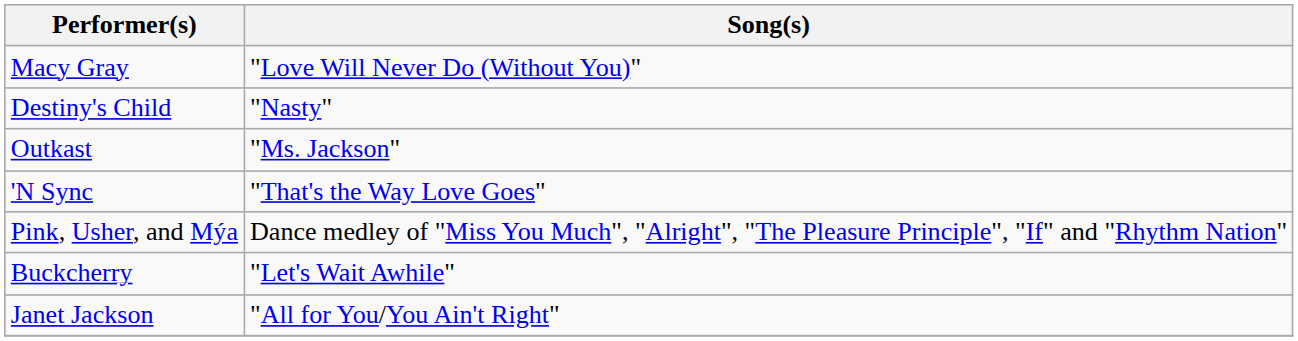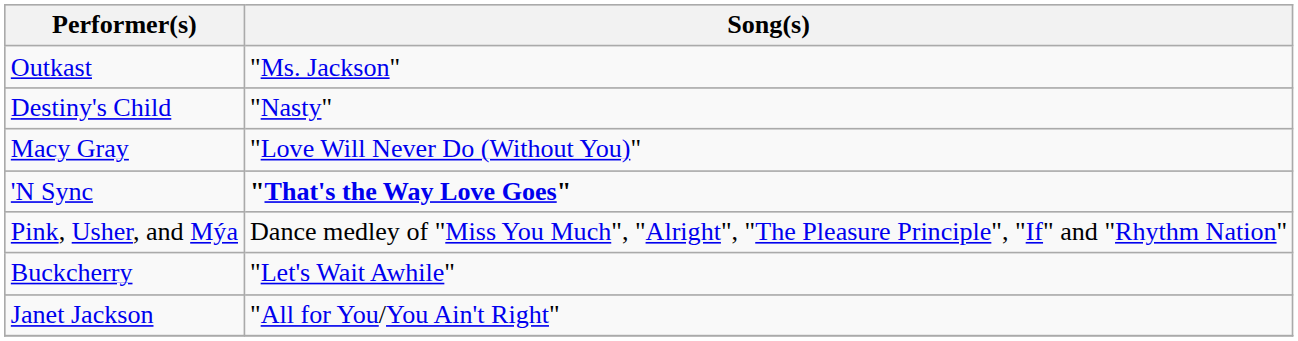rows swapped: (51, 149) <-> (70, 66)
(398, 190) normal -> (411, 190) bold
